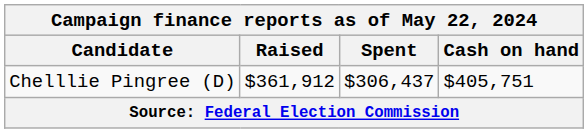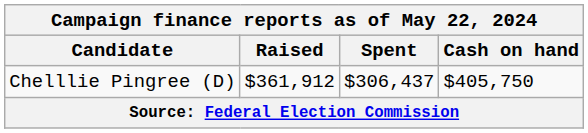(489, 82) $405,751 -> (489, 82) $405,750
